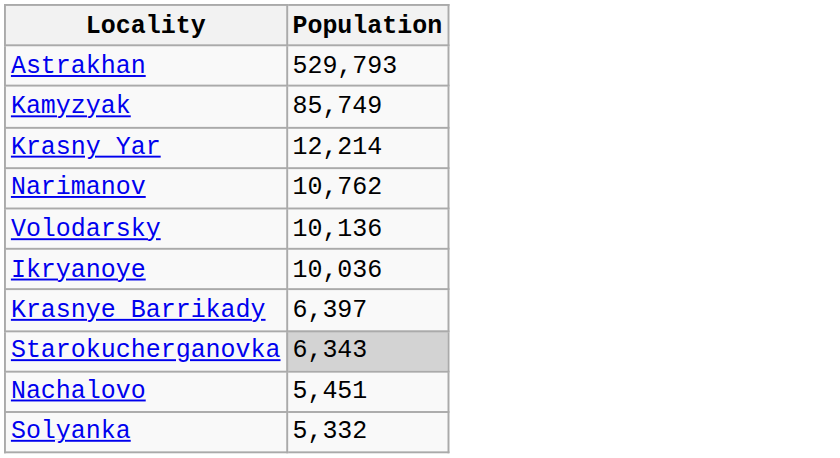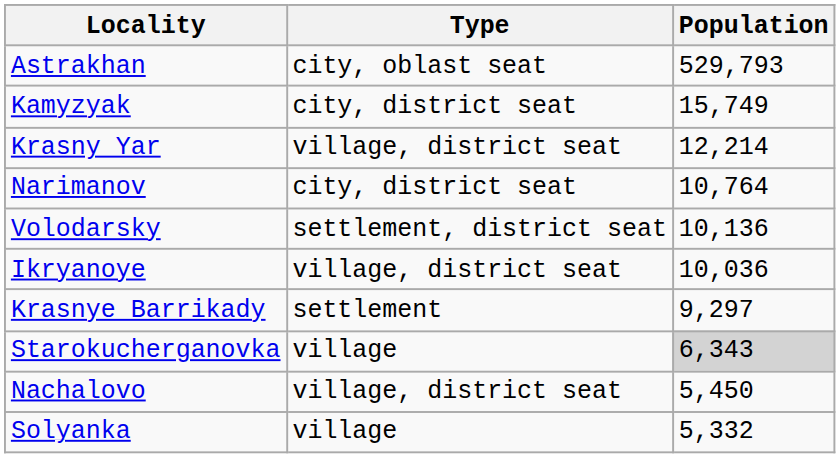+ column: (480, 25)
(337, 107) 85,749 -> (724, 107) 15,749
(337, 188) 10,762 -> (724, 188) 10,764
(330, 310) 6,397 -> (716, 310) 9,297
(330, 391) 5,451 -> (716, 391) 5,450
